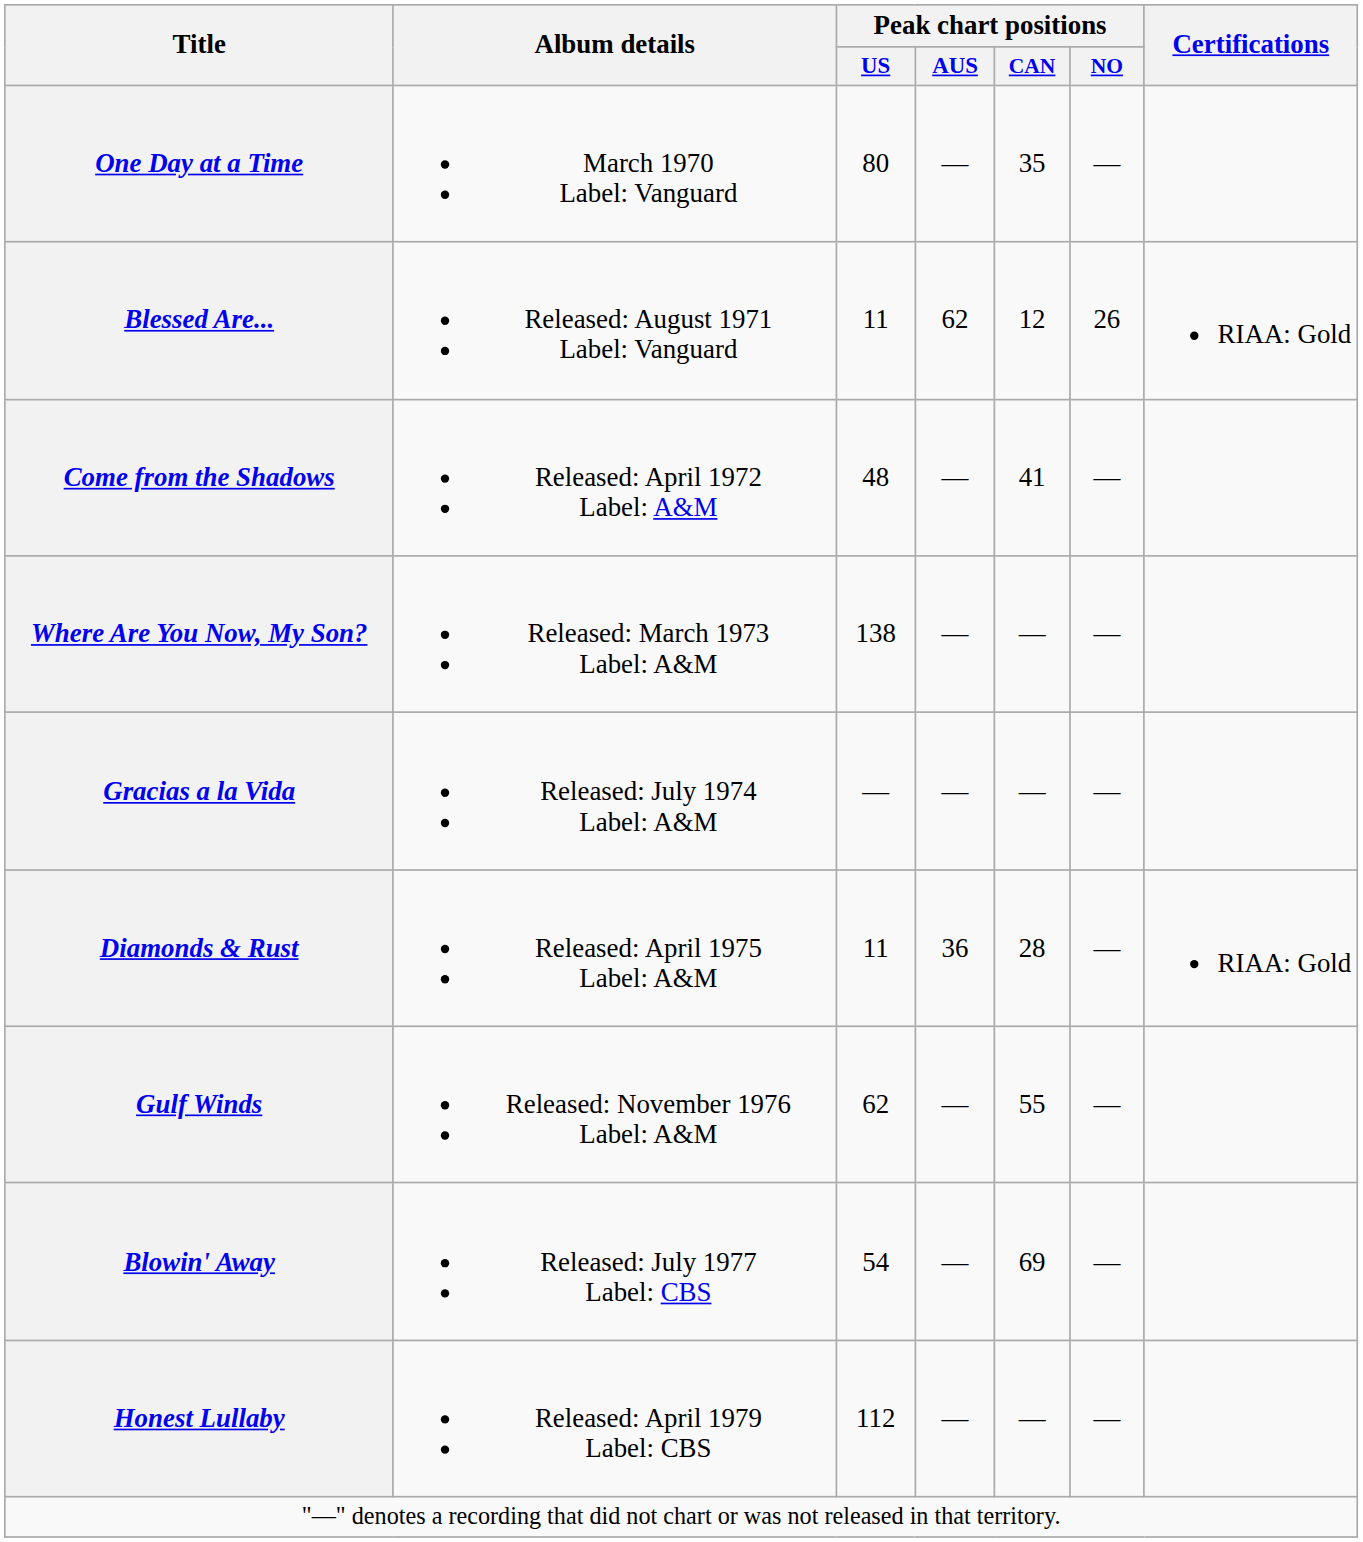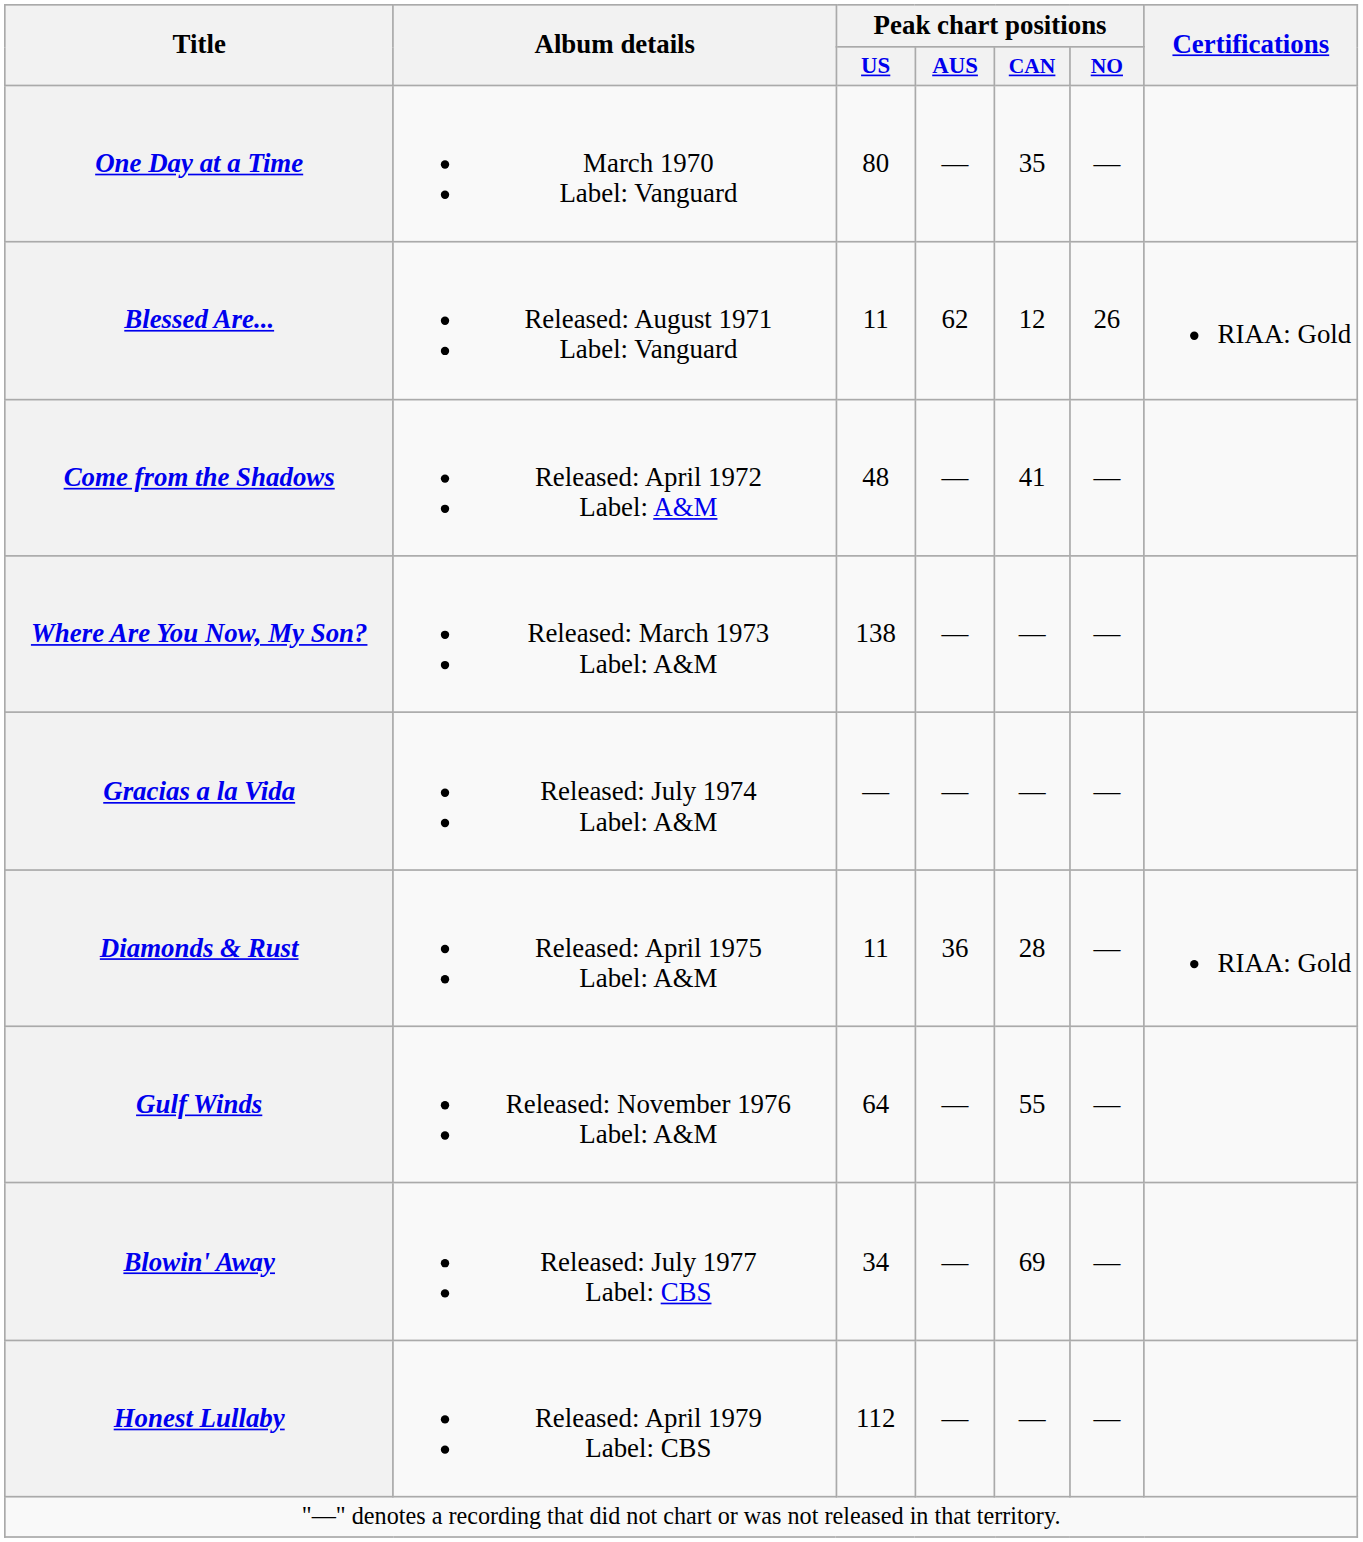(876, 1104) 62 -> (876, 1104) 64
(876, 1261) 54 -> (876, 1261) 34
